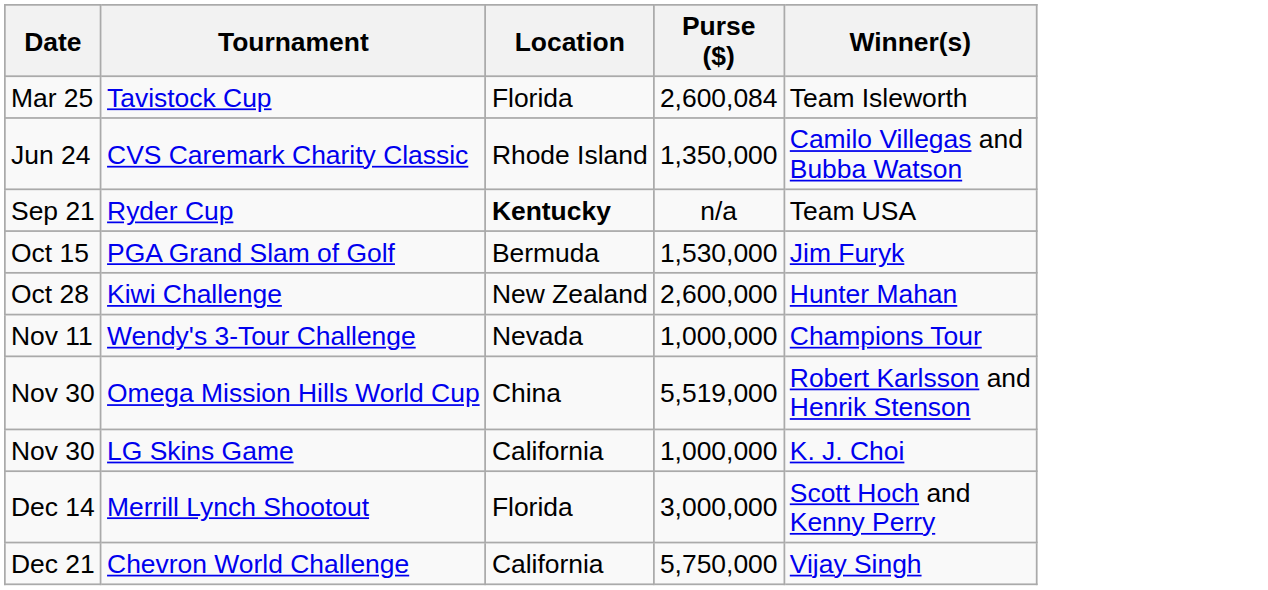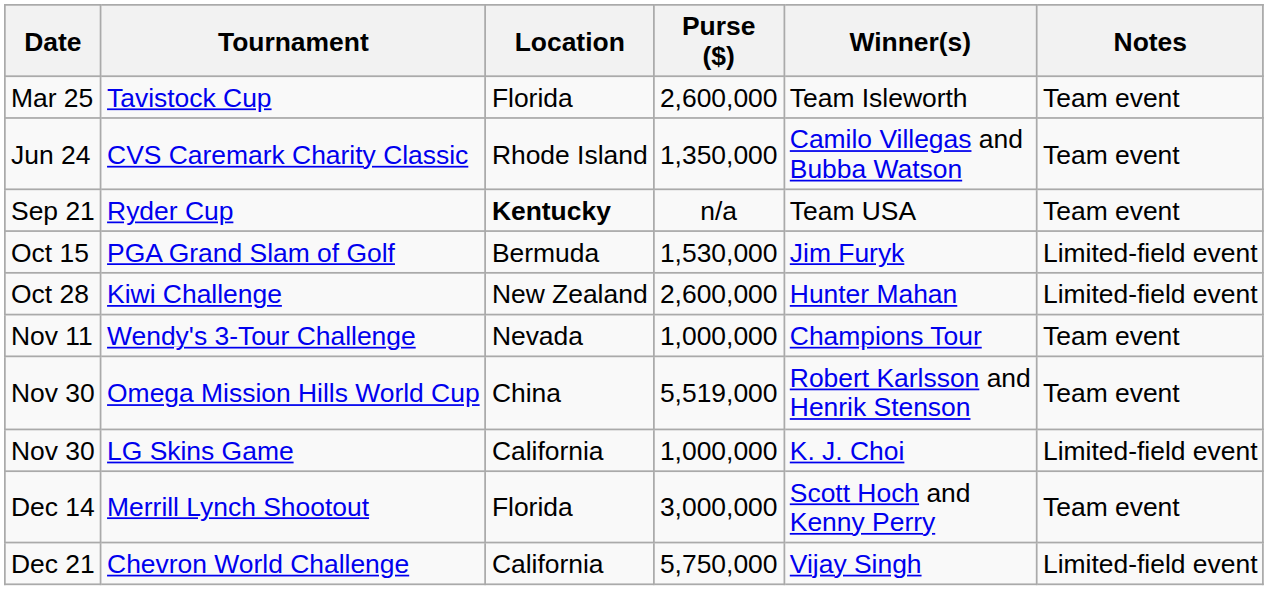+ column: (1150, 41)
(719, 97) 2,600,084 -> (719, 97) 2,600,000
